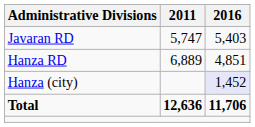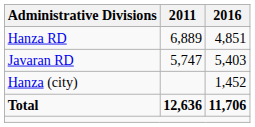rows swapped: (37, 60) <-> (41, 37)
(231, 82) lavender background -> (231, 82) no background
